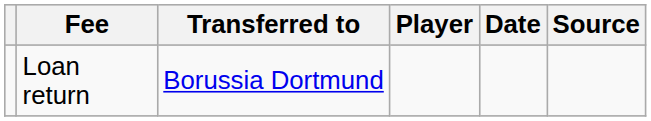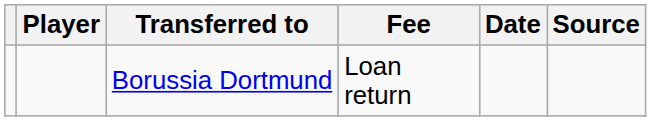columns swapped: (434, 24) <-> (87, 24)
